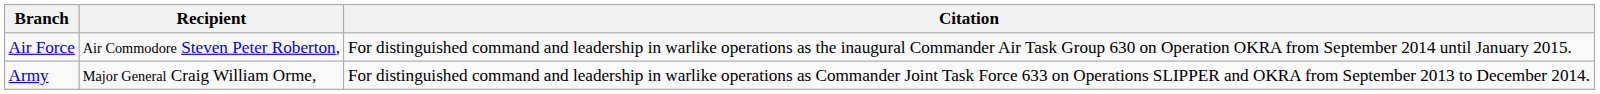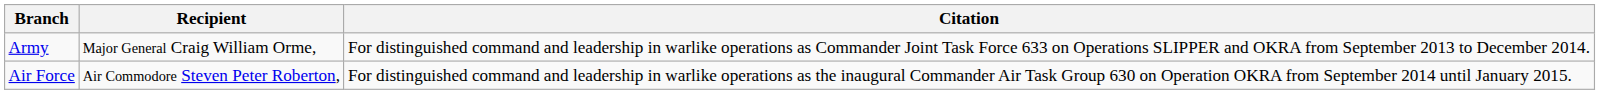rows swapped: (29, 75) <-> (42, 47)
